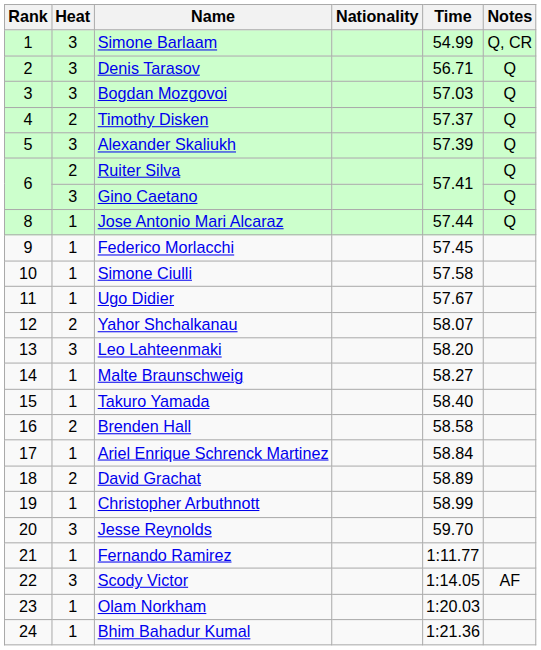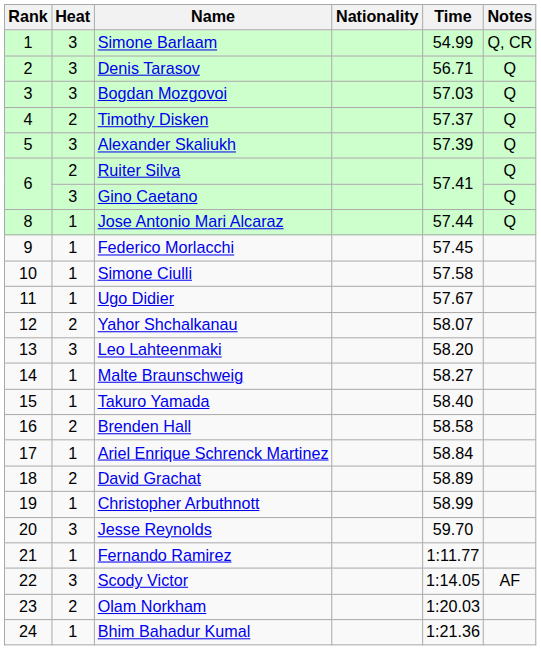(73, 606) 1 -> (73, 606) 2
